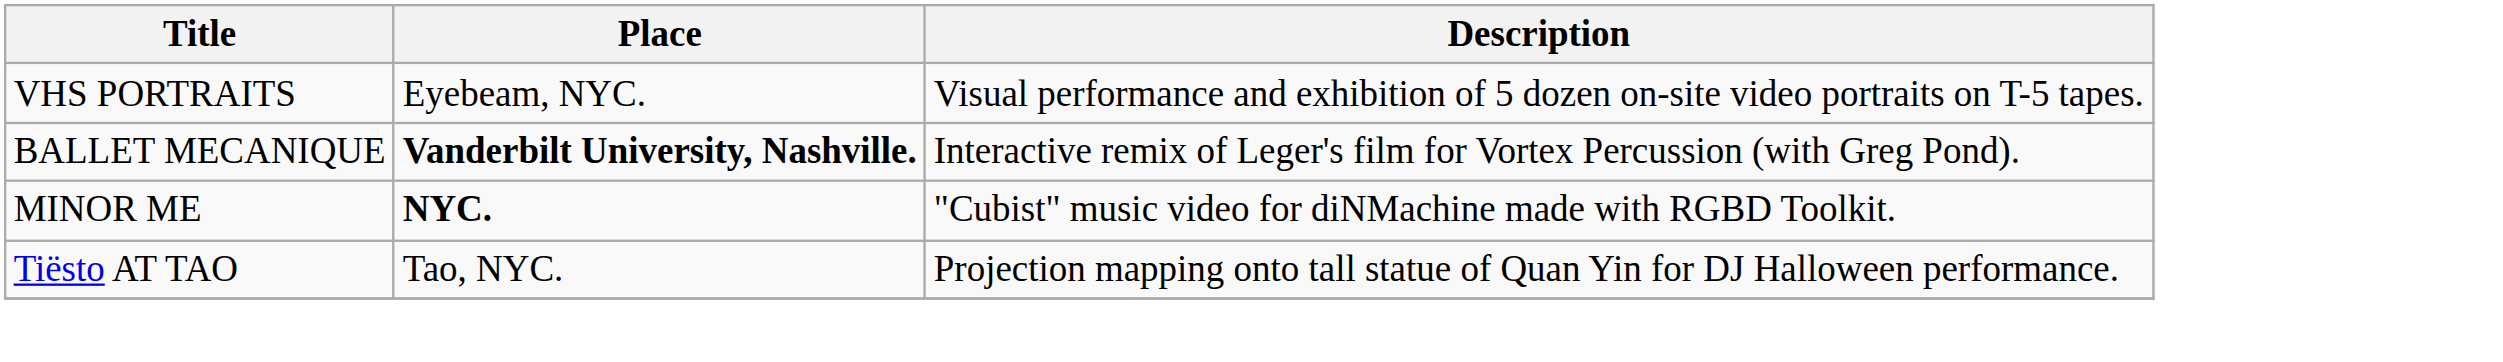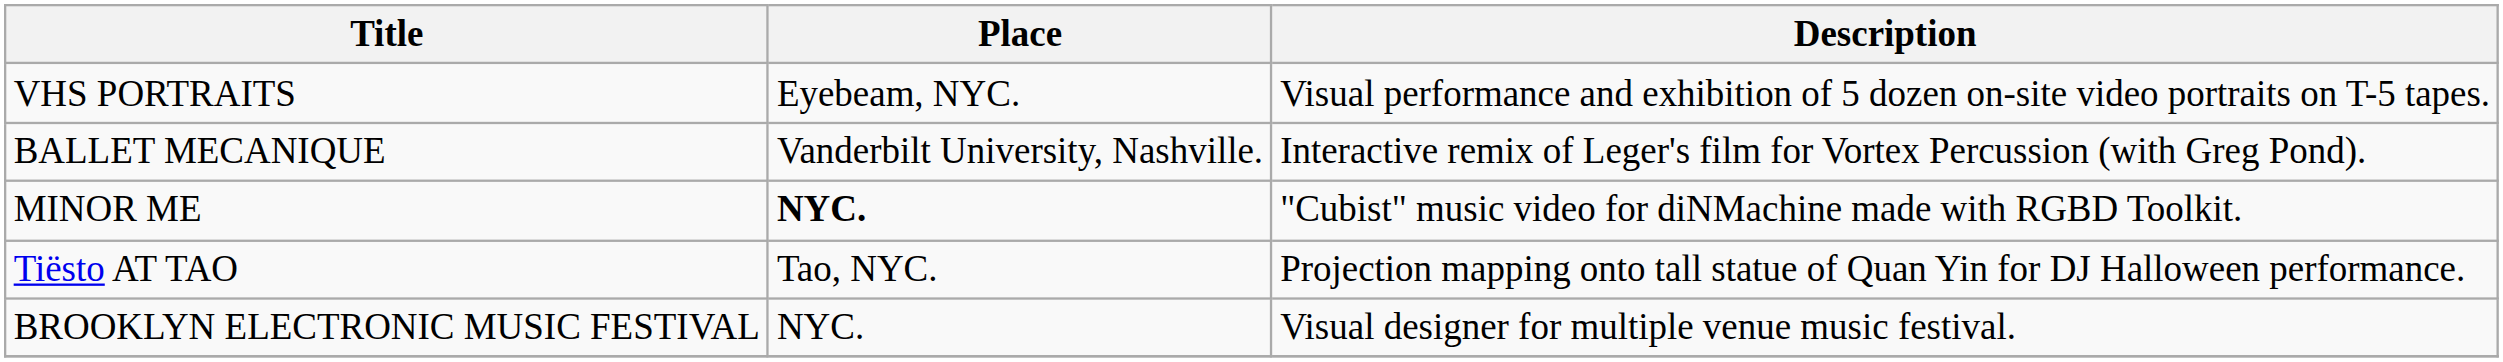(660, 151) bold -> (1020, 151) normal
+ row: (387, 326)
